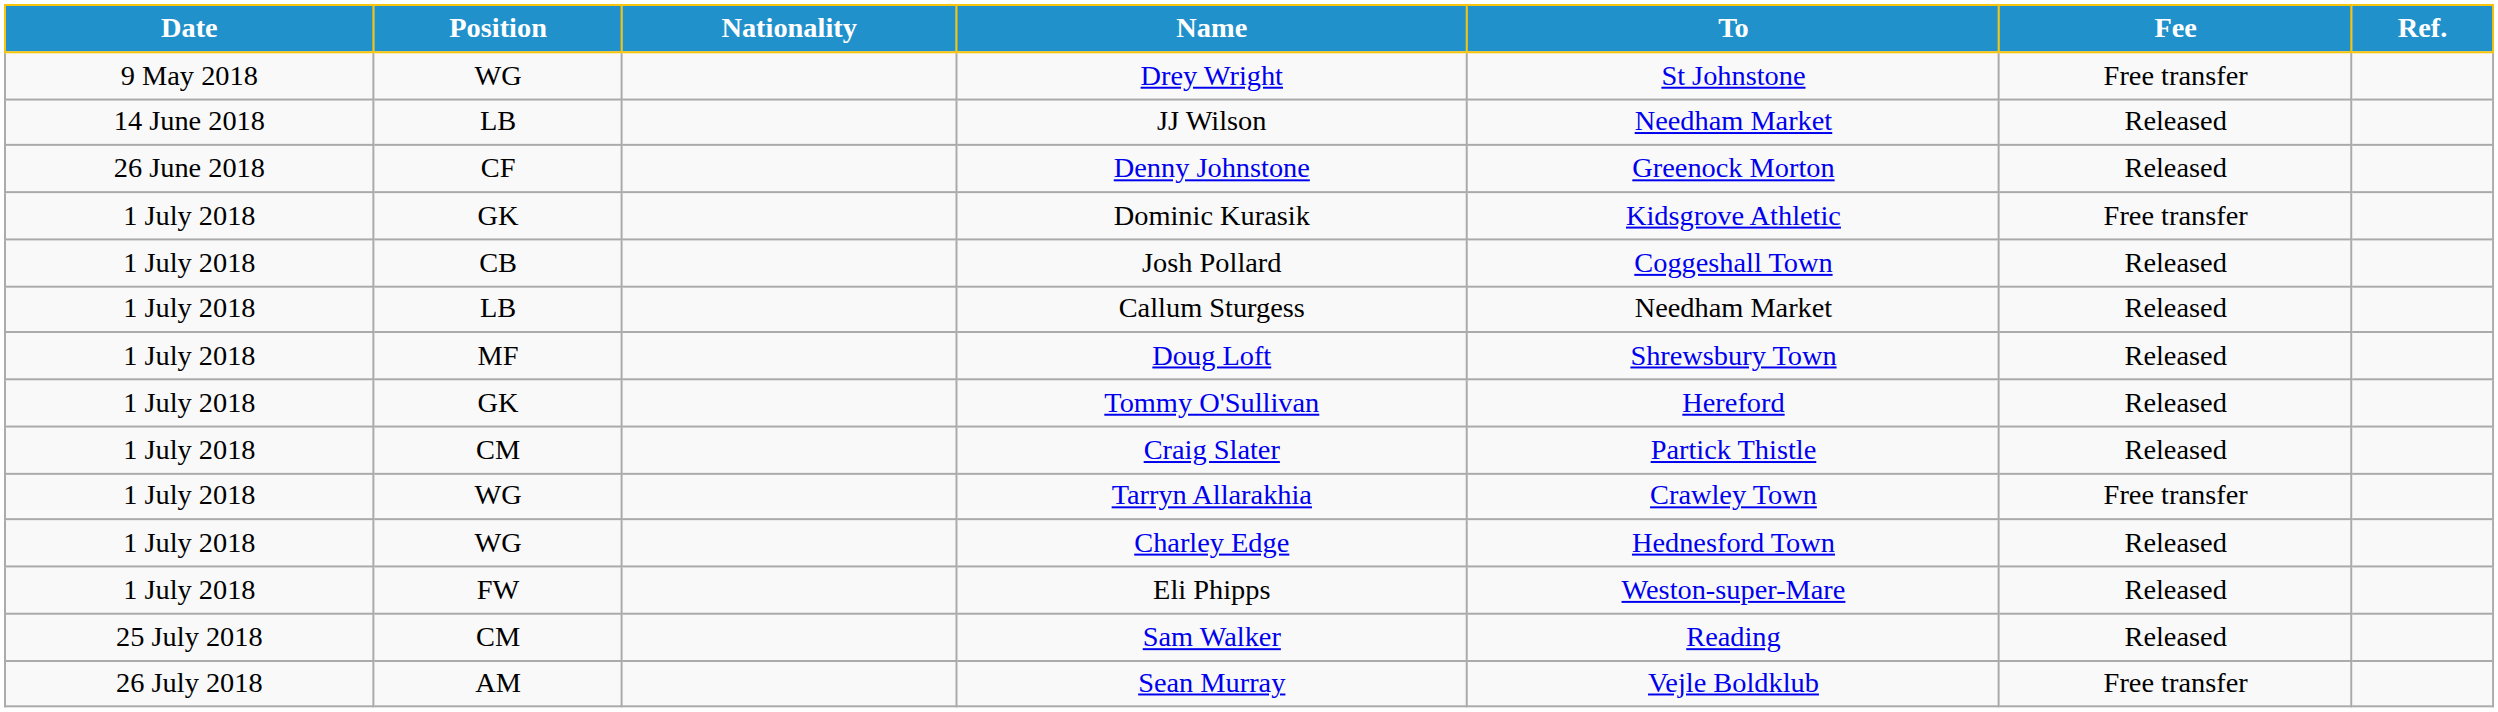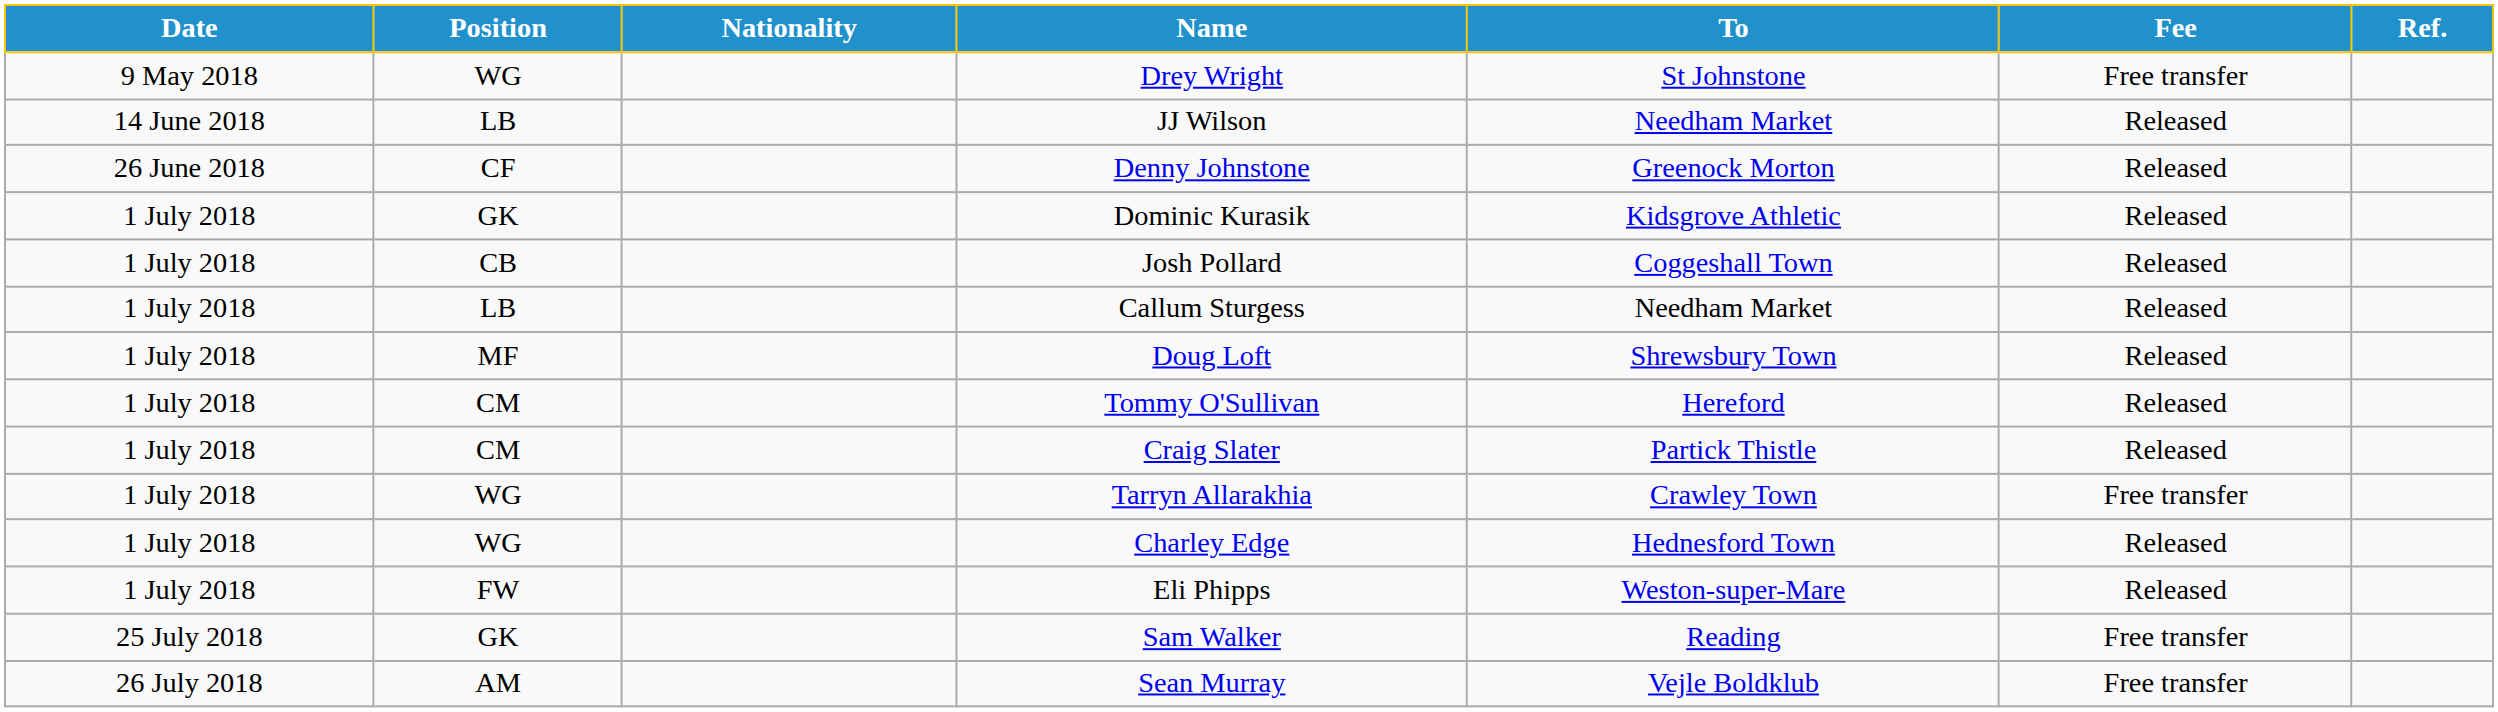(2176, 215) Free transfer -> (2176, 215) Released
(498, 402) GK -> (498, 402) CM
(498, 636) CM -> (498, 636) GK
(2176, 636) Released -> (2176, 636) Free transfer
